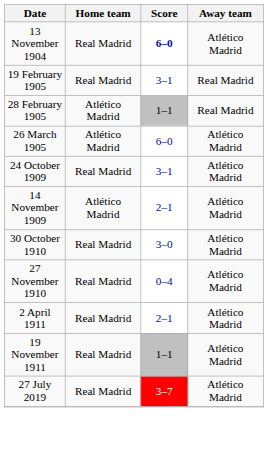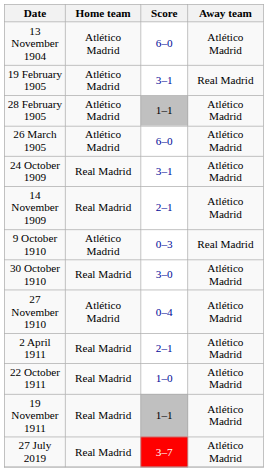(103, 43) Real Madrid -> (103, 43) Atlético Madrid
(164, 43) bold -> (164, 43) normal
(103, 80) Real Madrid -> (103, 80) Atlético Madrid
(225, 110) Real Madrid -> (225, 110) Atlético Madrid
(103, 208) Atlético Madrid -> (103, 208) Real Madrid
+ row: (35, 244)
(103, 281) Real Madrid -> (103, 311) Atlético Madrid
+ row: (35, 378)
